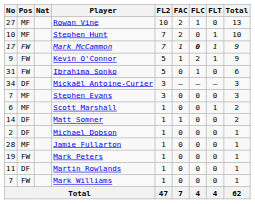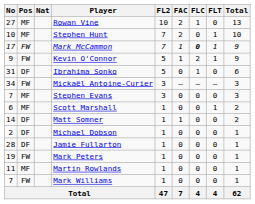(26, 72) FW -> (26, 72) DF
(26, 84) DF -> (26, 84) FW
(26, 145) MF -> (26, 145) DF
(26, 169) DF -> (26, 169) MF
